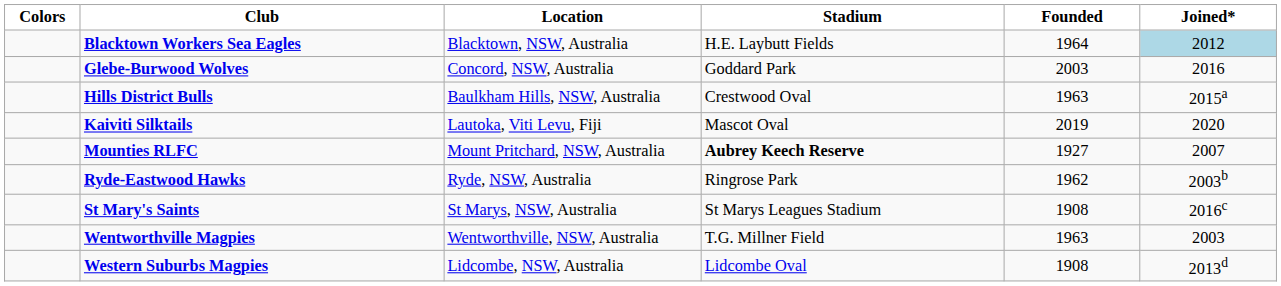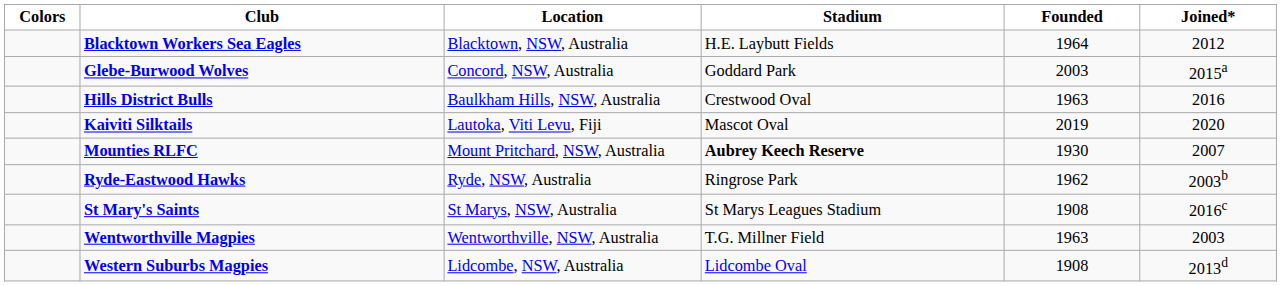(1208, 43) lightblue background -> (1208, 43) no background
(1208, 69) 2016 -> (1208, 71) 2015a
(1208, 97) 2015a -> (1208, 99) 2016
(1072, 151) 1927 -> (1072, 151) 1930
